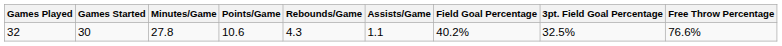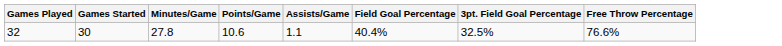- column: (324, 14)
(453, 31) 40.2% -> (371, 31) 40.4%
